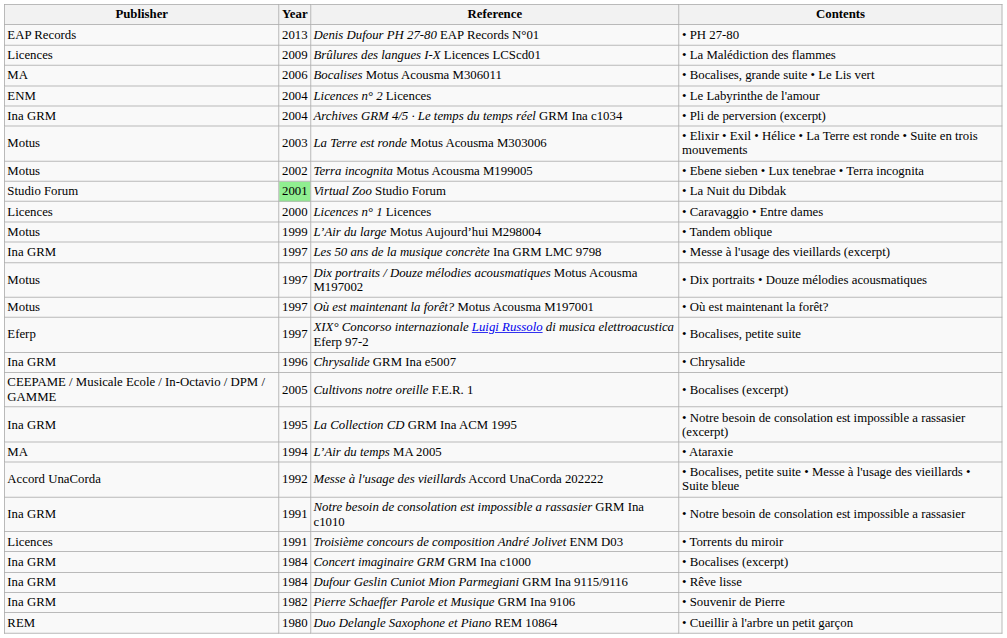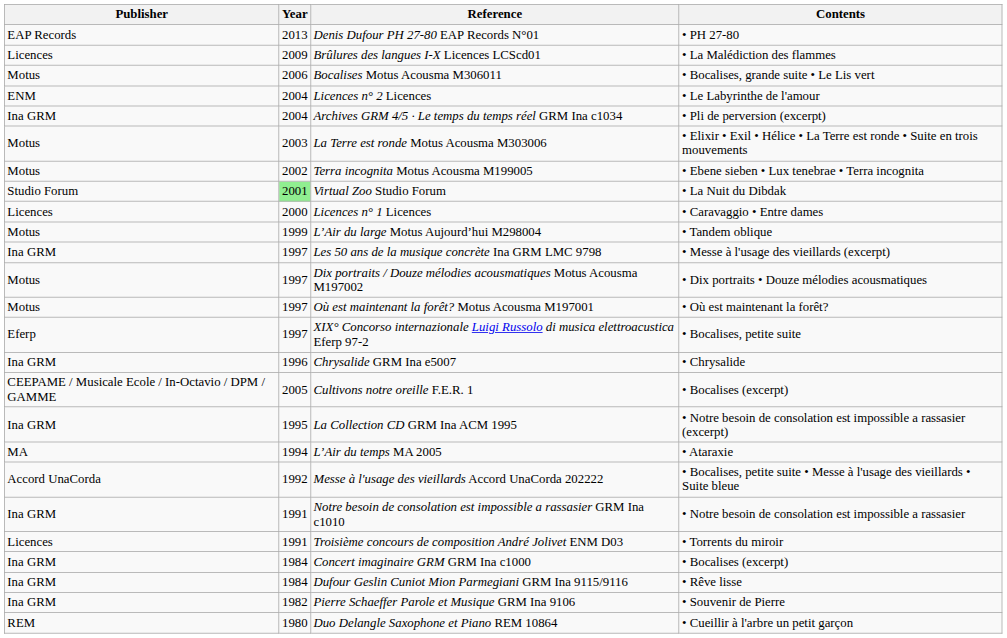(18, 75) MA -> (24, 75) Motus
